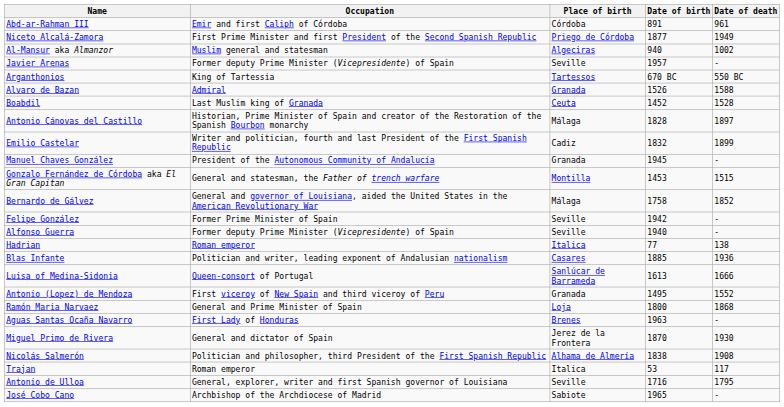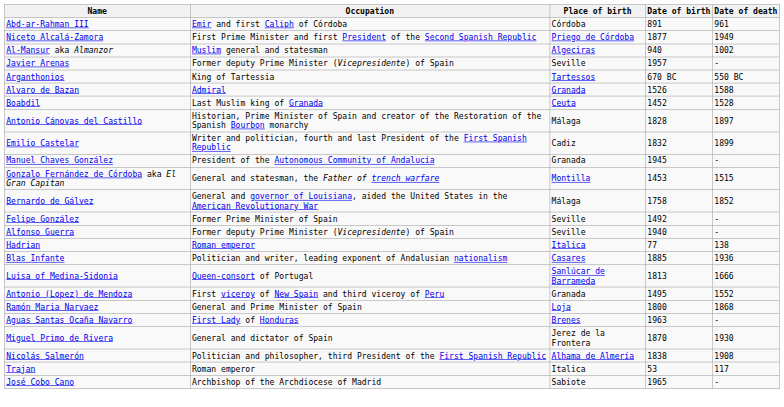(657, 219) 1942 -> (657, 219) 1492
(657, 276) 1613 -> (657, 276) 1813
- row: (45, 382)
